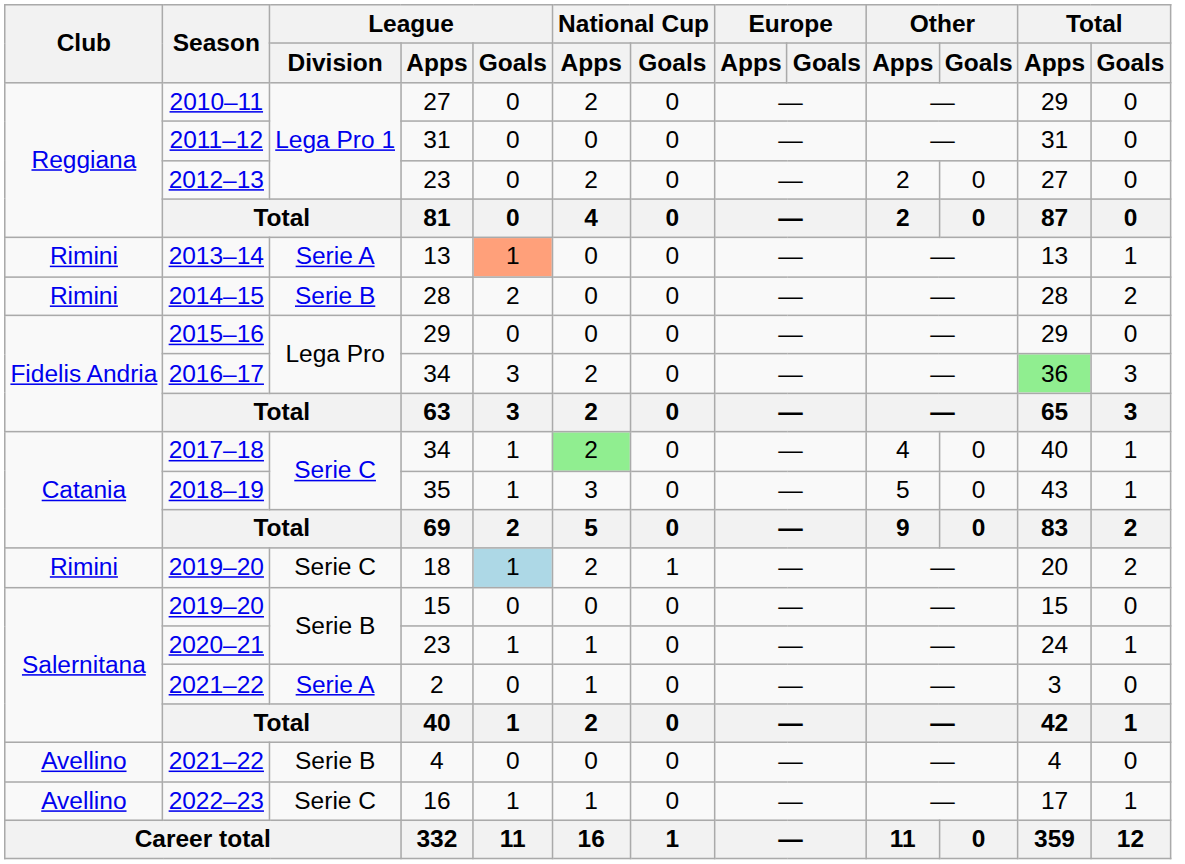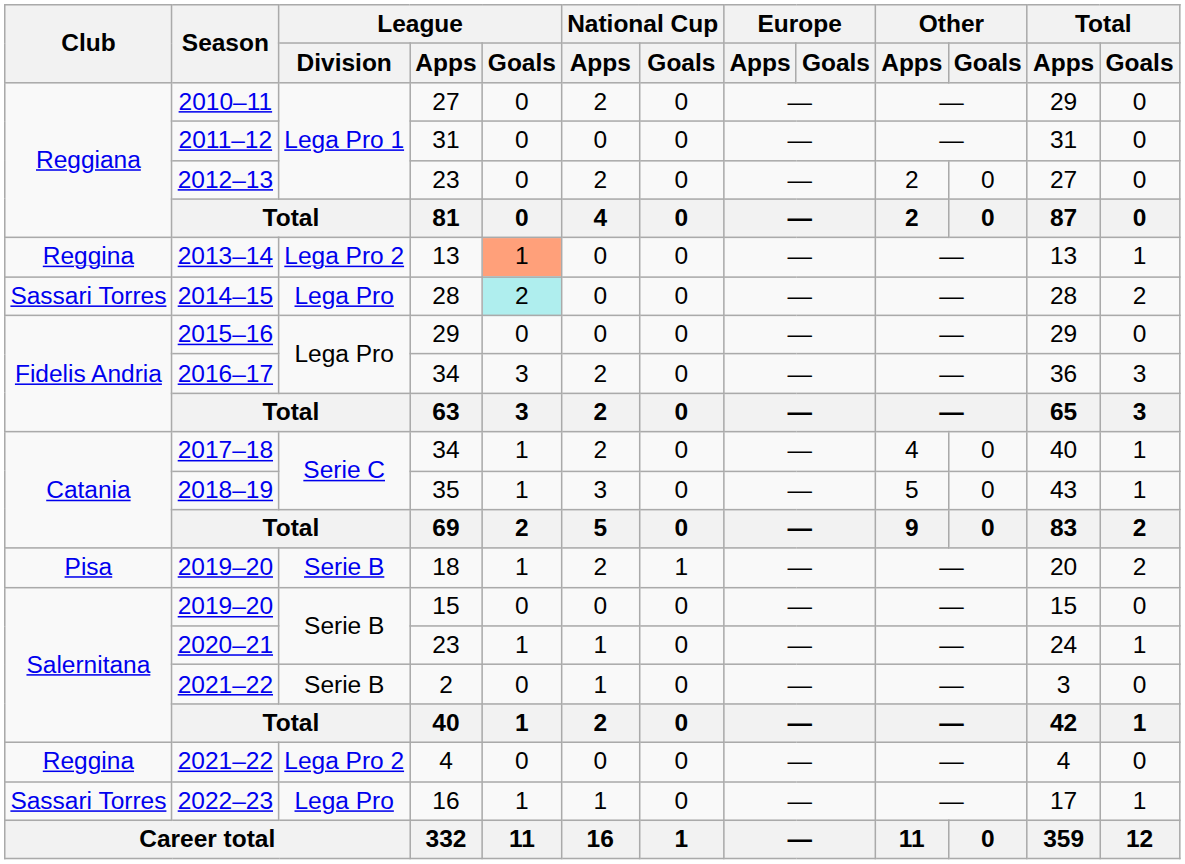(84, 256) Rimini -> (88, 256) Reggina
(335, 256) Serie A -> (344, 256) Lega Pro 2
(84, 295) Rimini -> (88, 295) Sassari Torres
(335, 295) Serie B -> (344, 295) Lega Pro
(513, 295) no background -> (522, 295) paleturquoise background
(1055, 373) lightgreen background -> (1064, 373) no background
(591, 450) lightgreen background -> (600, 450) no background
(84, 567) Rimini -> (88, 567) Pisa
(335, 567) Serie C -> (344, 567) Serie B
(513, 567) lightblue background -> (522, 567) no background
(335, 683) Serie A -> (344, 683) Serie B
(84, 761) Avellino -> (88, 761) Reggina
(335, 761) Serie B -> (344, 761) Lega Pro 2
(84, 800) Avellino -> (88, 800) Sassari Torres
(335, 800) Serie C -> (344, 800) Lega Pro
